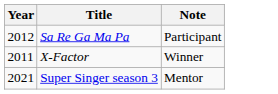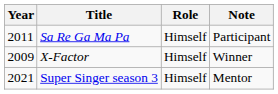+ column: (185, 15)
(21, 36) 2012 -> (21, 36) 2011
(21, 57) 2011 -> (21, 57) 2009
